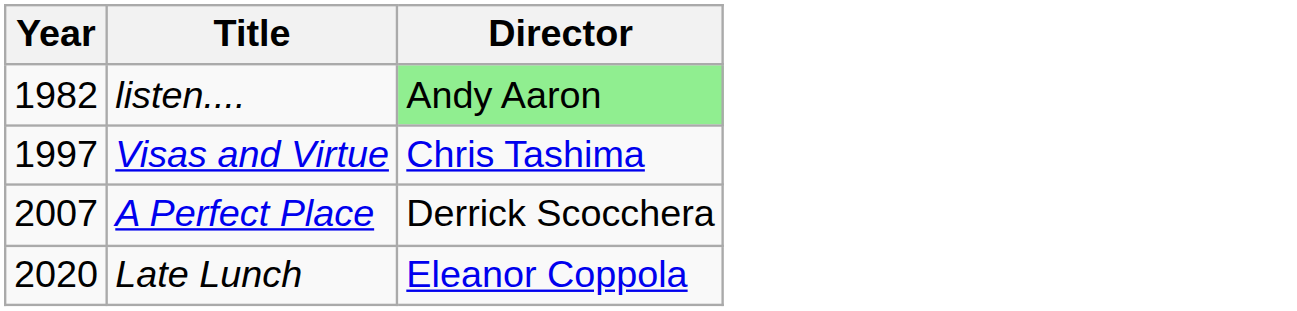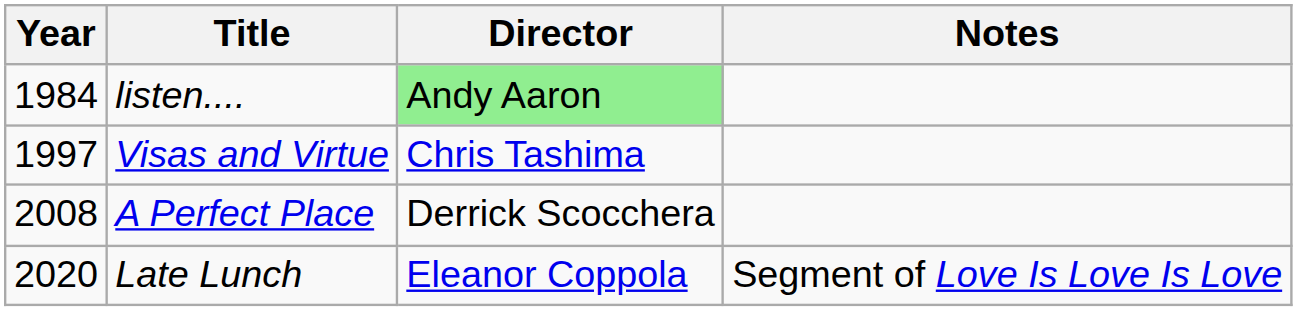+ column: (1007, 34)
(56, 94) 1982 -> (56, 94) 1984
(56, 214) 2007 -> (56, 214) 2008
